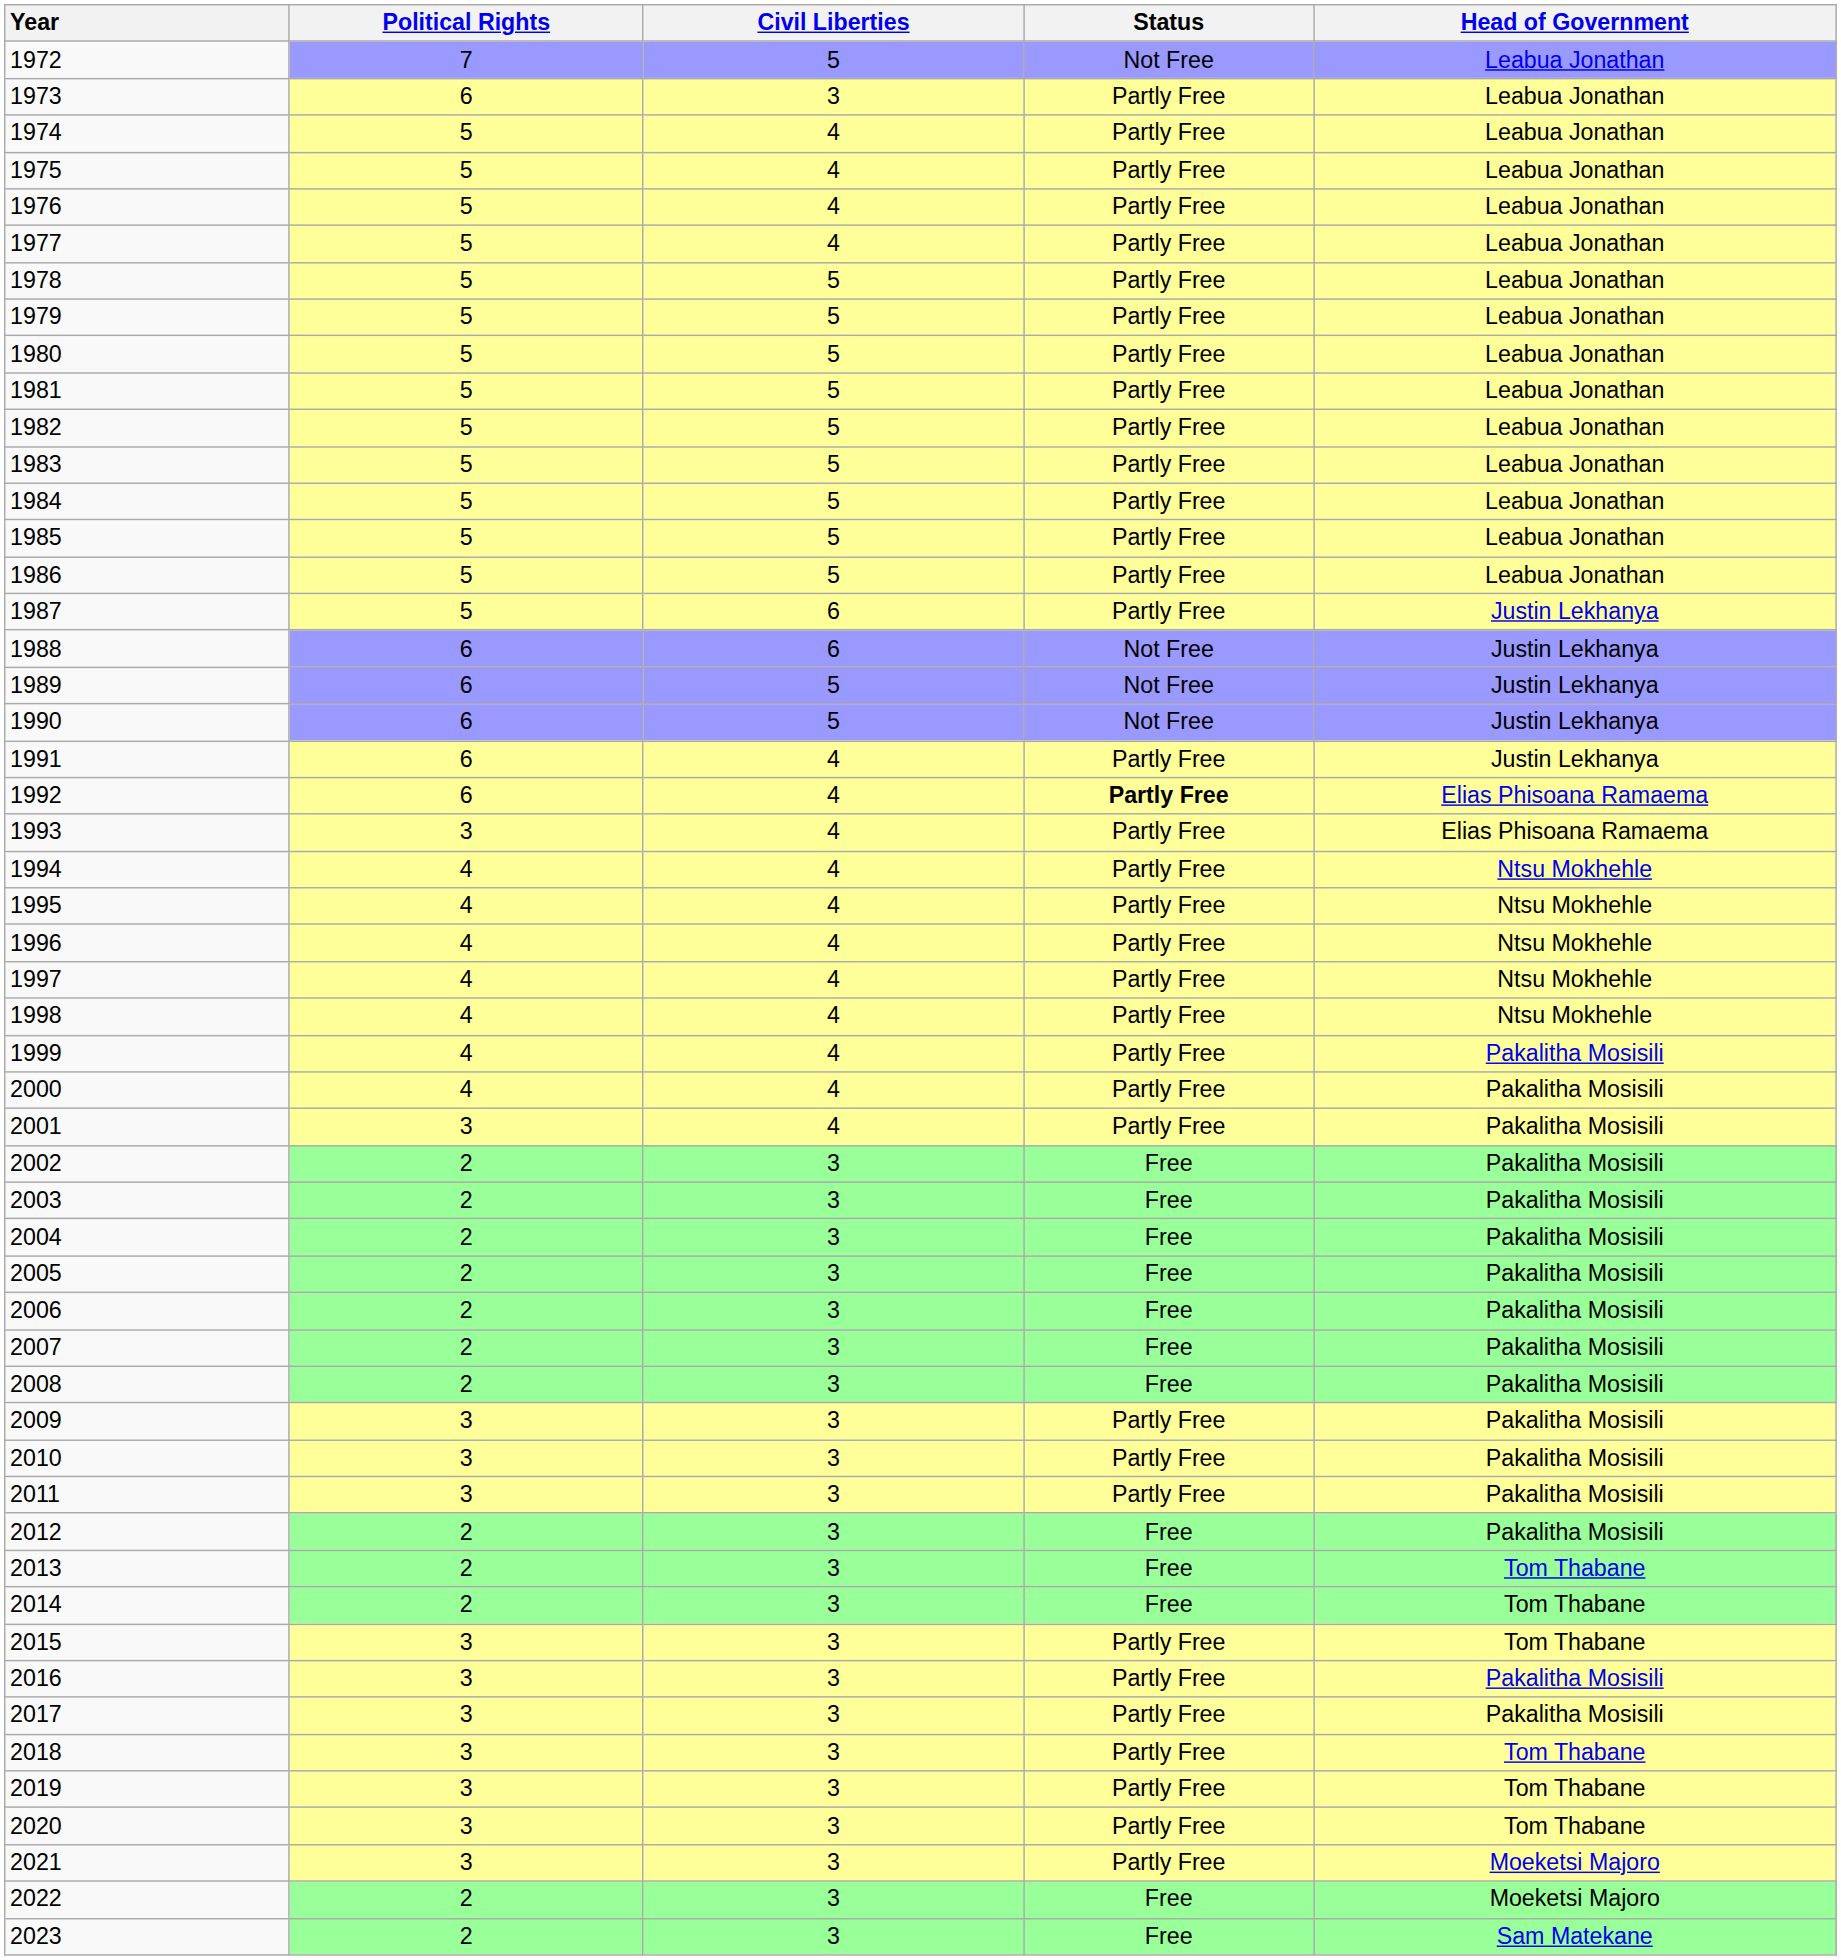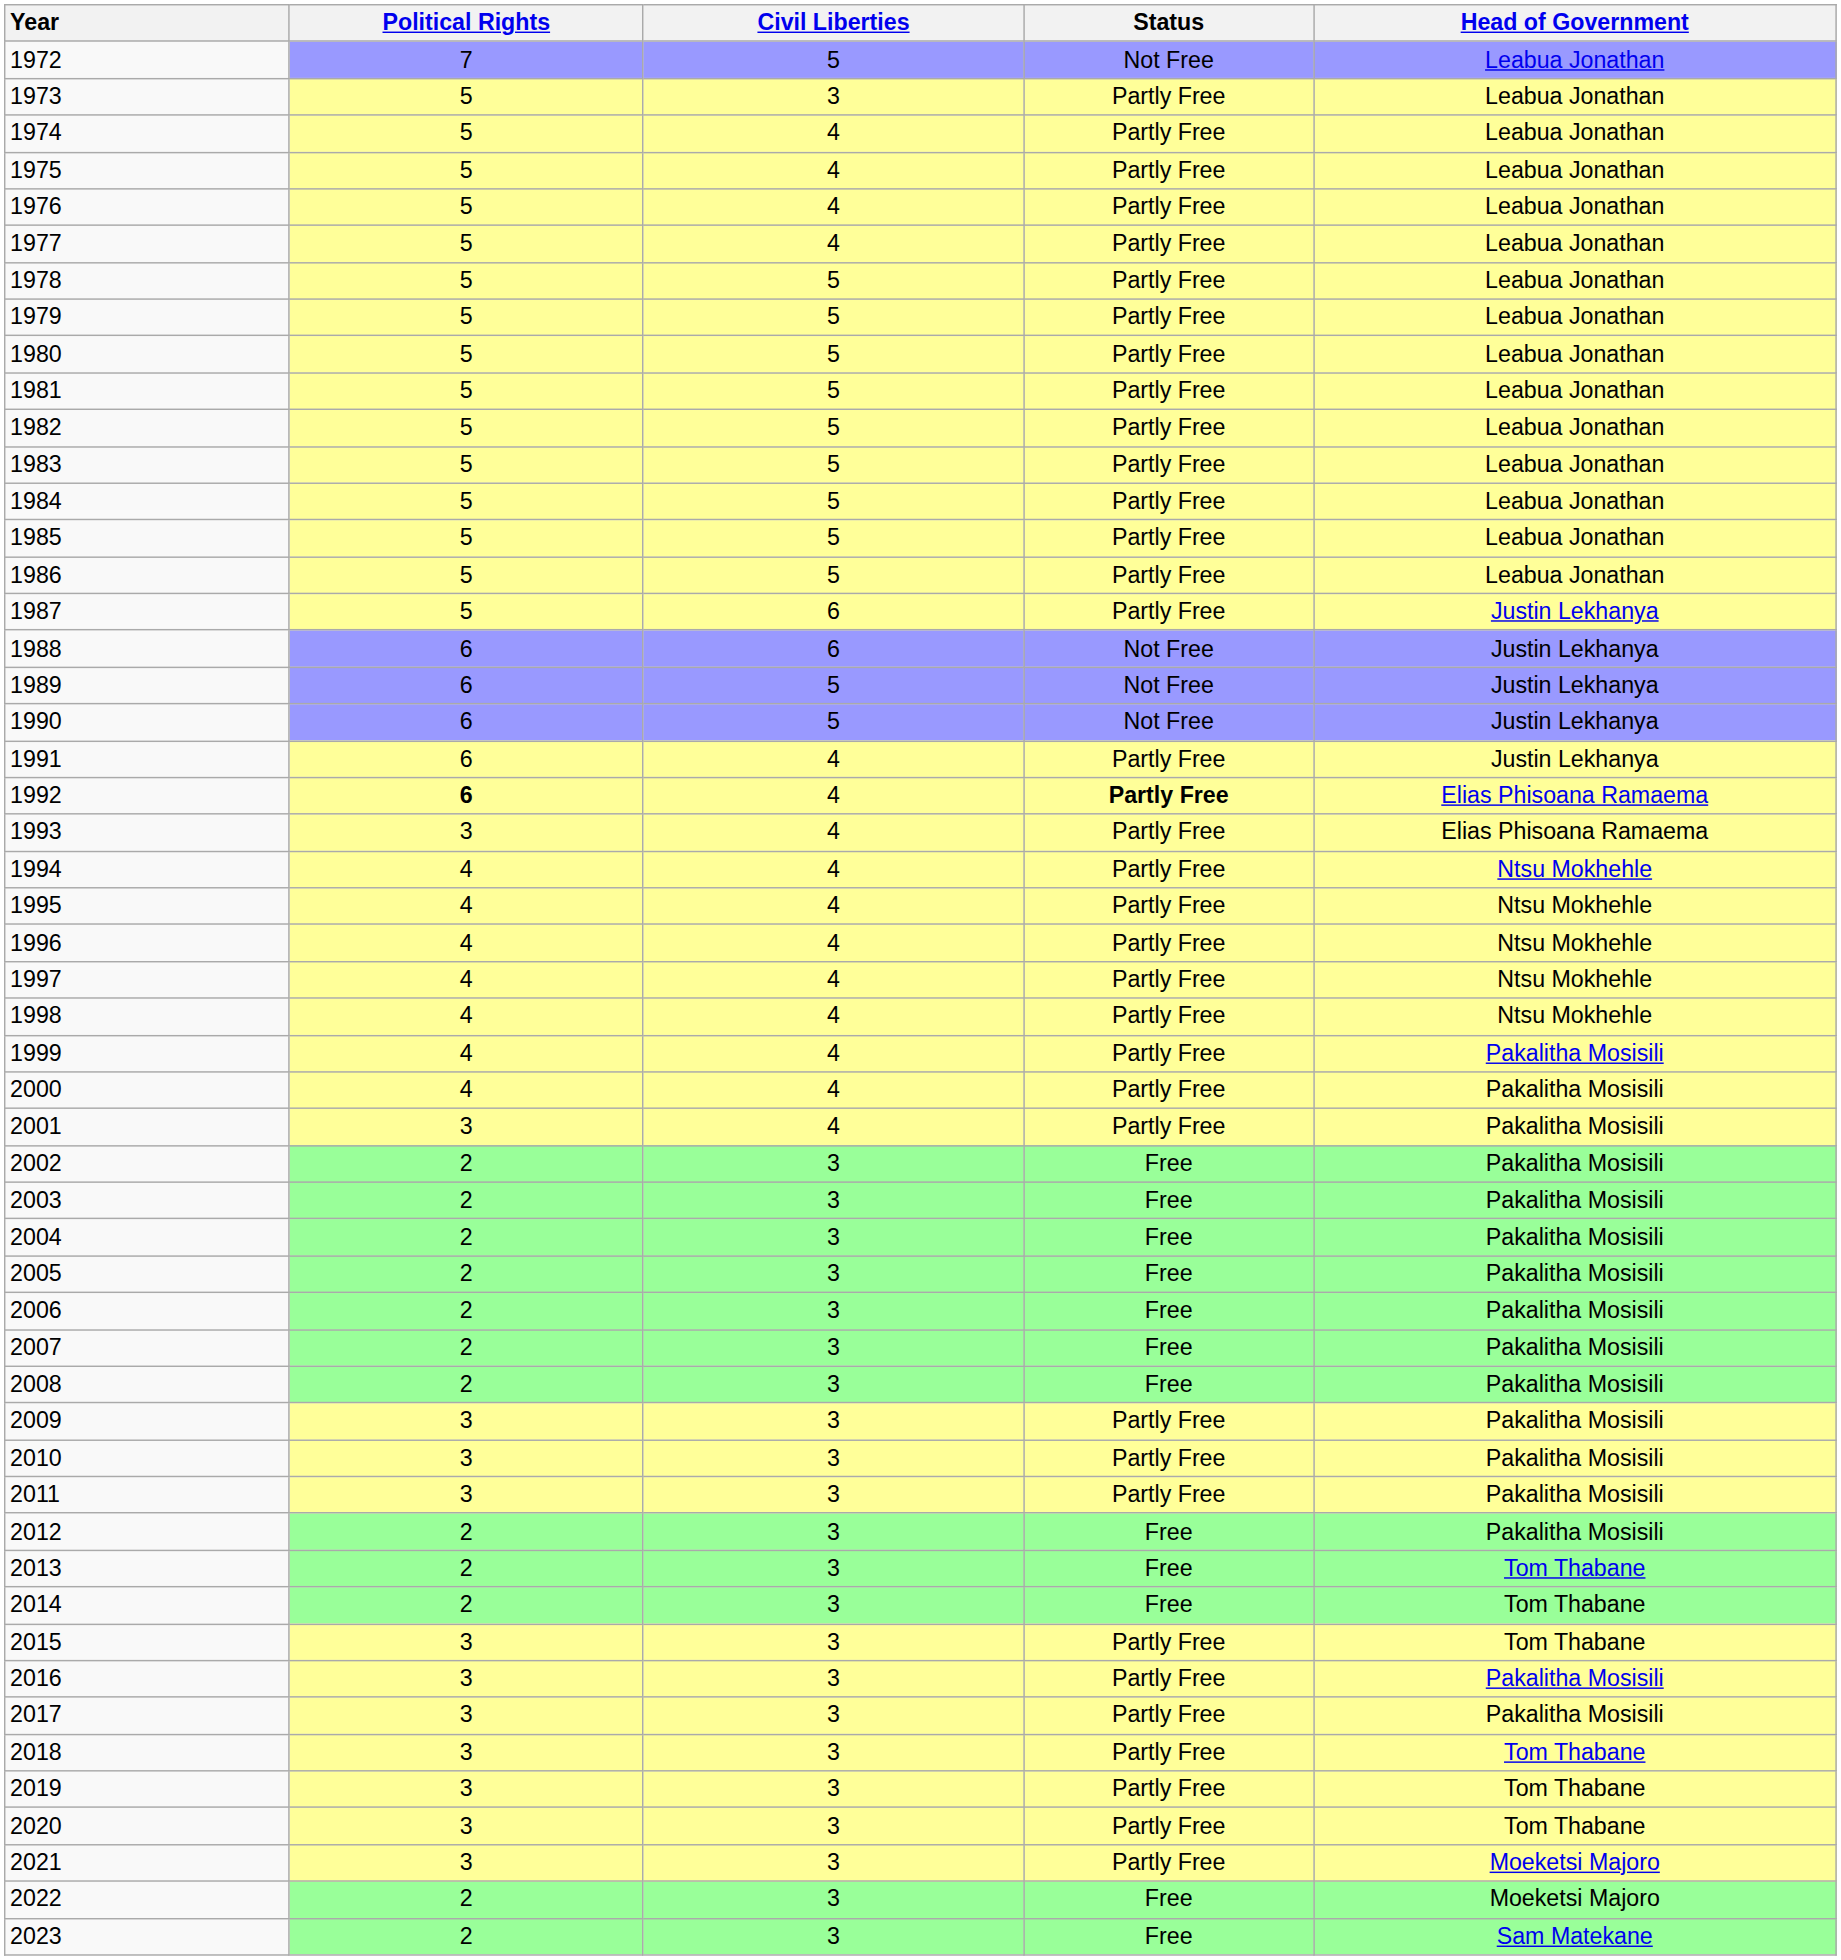(466, 96) 6 -> (466, 96) 5
(466, 795) normal -> (466, 795) bold
